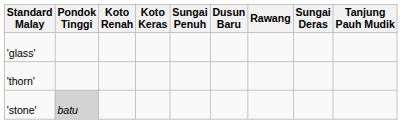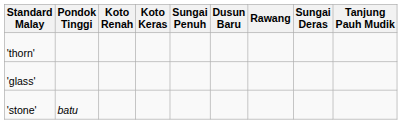rows swapped: (21, 53) <-> (21, 82)
(68, 110) lightgrey background -> (68, 110) no background
